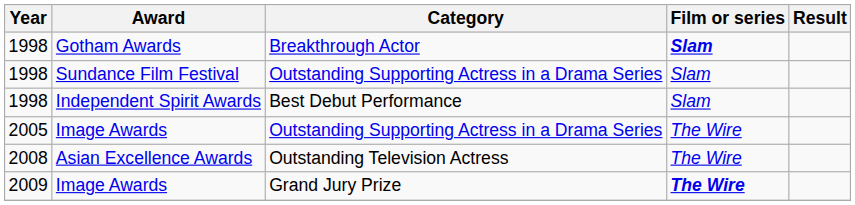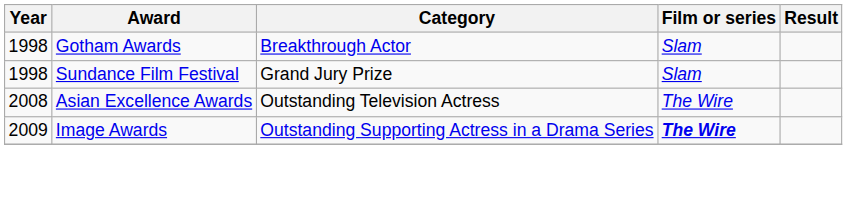(692, 46) bold -> (682, 46) normal
(466, 74) Outstanding Supporting Actress in a Drama Series -> (326, 74) Grand Jury Prize
- row: (28, 102)
- row: (28, 130)
(335, 185) Grand Jury Prize -> (457, 130) Outstanding Supporting Actress in a Drama Series
